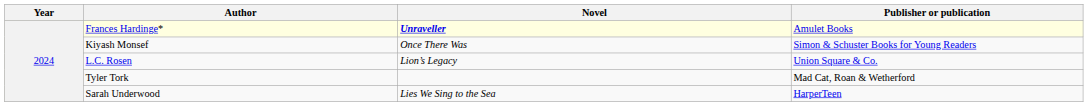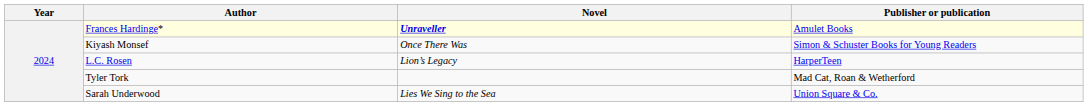(836, 61) Union Square & Co. -> (817, 61) HarperTeen
(817, 93) HarperTeen -> (836, 93) Union Square & Co.
